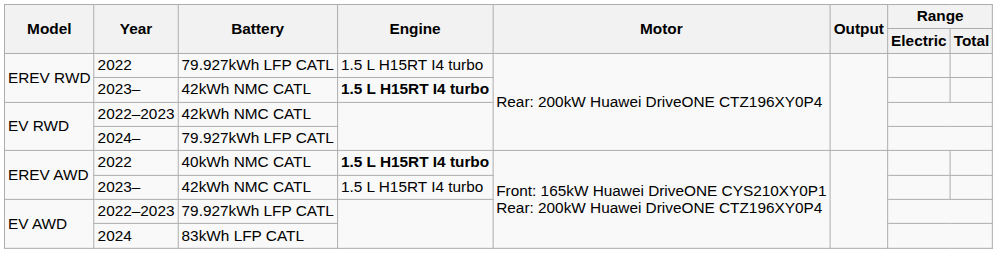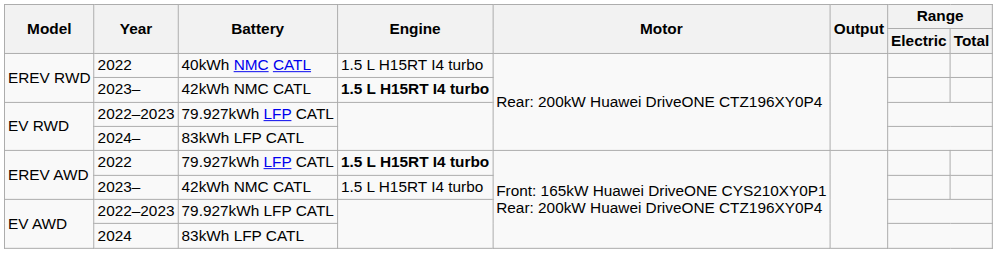(258, 65) 79.927kWh LFP CATL -> (246, 65) 40kWh NMC CATL
(246, 114) 42kWh NMC CATL -> (258, 114) 79.927kWh LFP CATL
(258, 138) 79.927kWh LFP CATL -> (243, 138) 83kWh LFP CATL
(246, 162) 40kWh NMC CATL -> (258, 162) 79.927kWh LFP CATL
